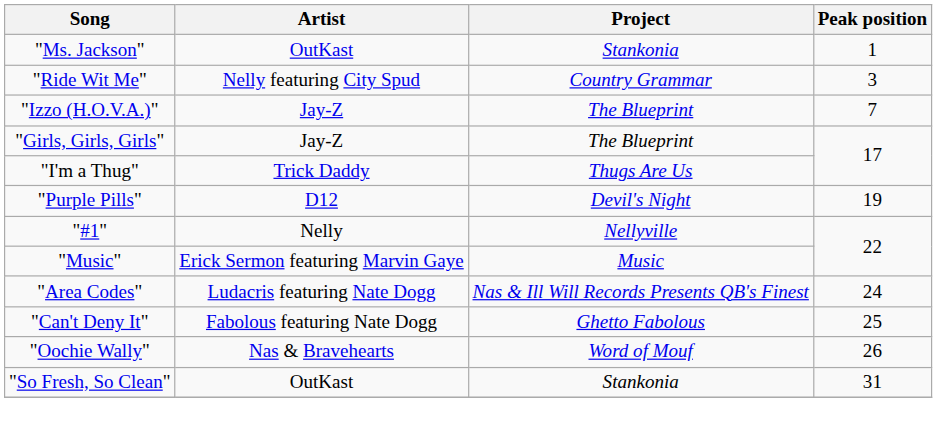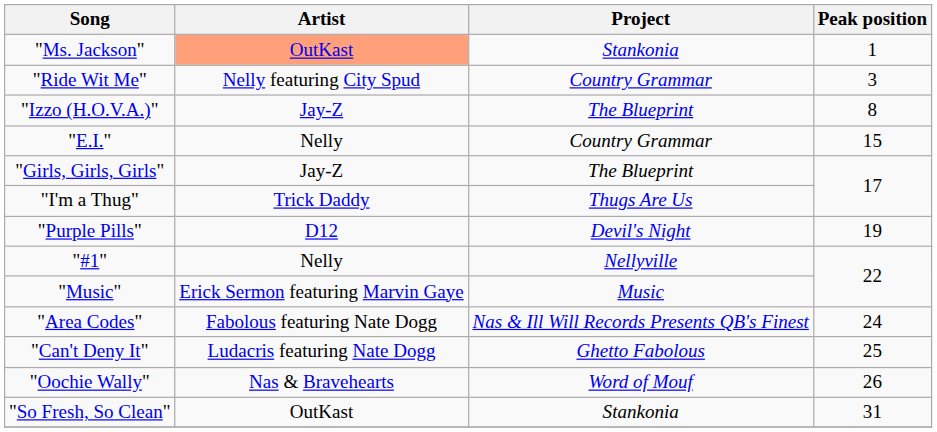(321, 49) no background -> (321, 49) lightsalmon background
(872, 110) 7 -> (872, 110) 8
+ row: (90, 140)
(322, 291) Ludacris featuring Nate Dogg -> (322, 321) Fabolous featuring Nate Dogg
(322, 321) Fabolous featuring Nate Dogg -> (322, 351) Ludacris featuring Nate Dogg
